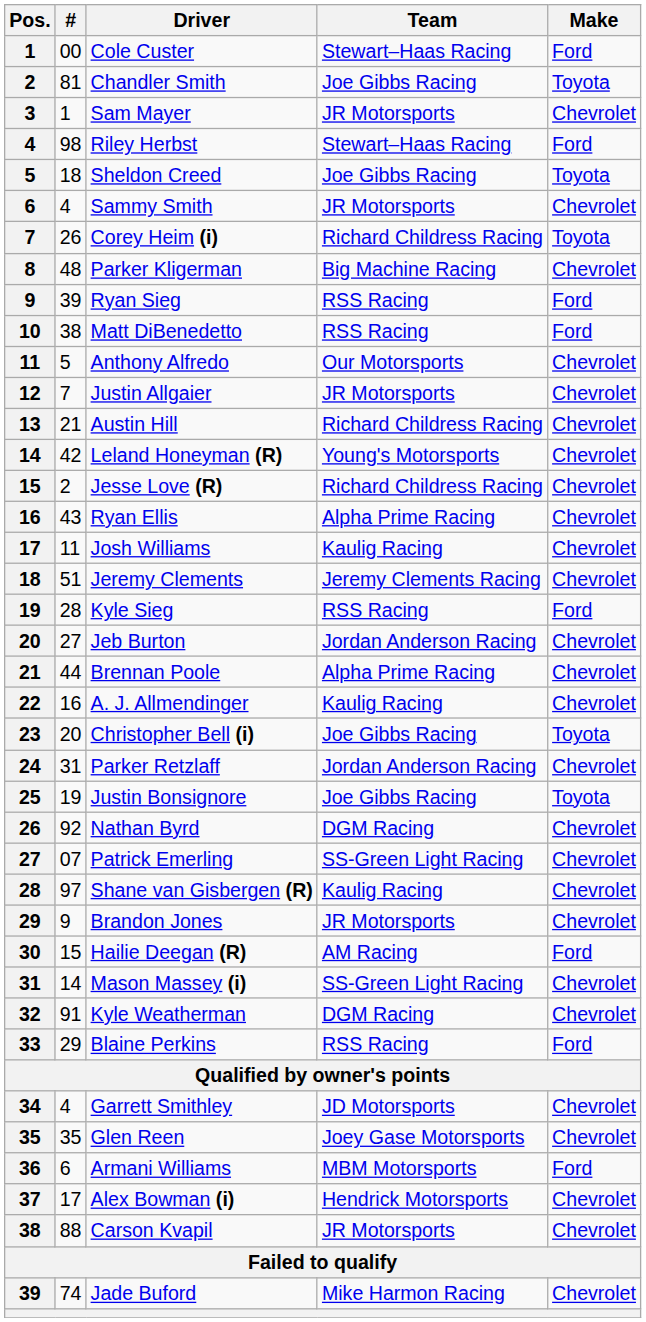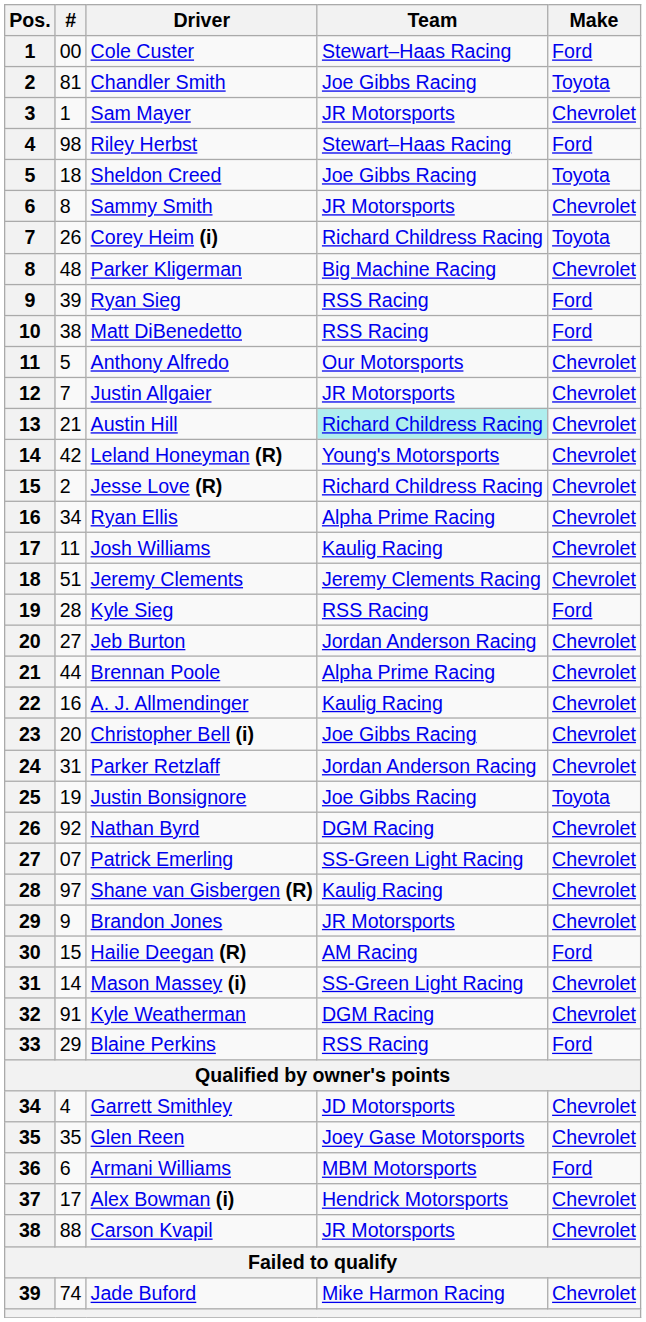(65, 207) 4 -> (65, 207) 8
(432, 424) no background -> (432, 424) paleturquoise background
(71, 517) 43 -> (71, 517) 34
(581, 734) Toyota -> (594, 734) Chevrolet
